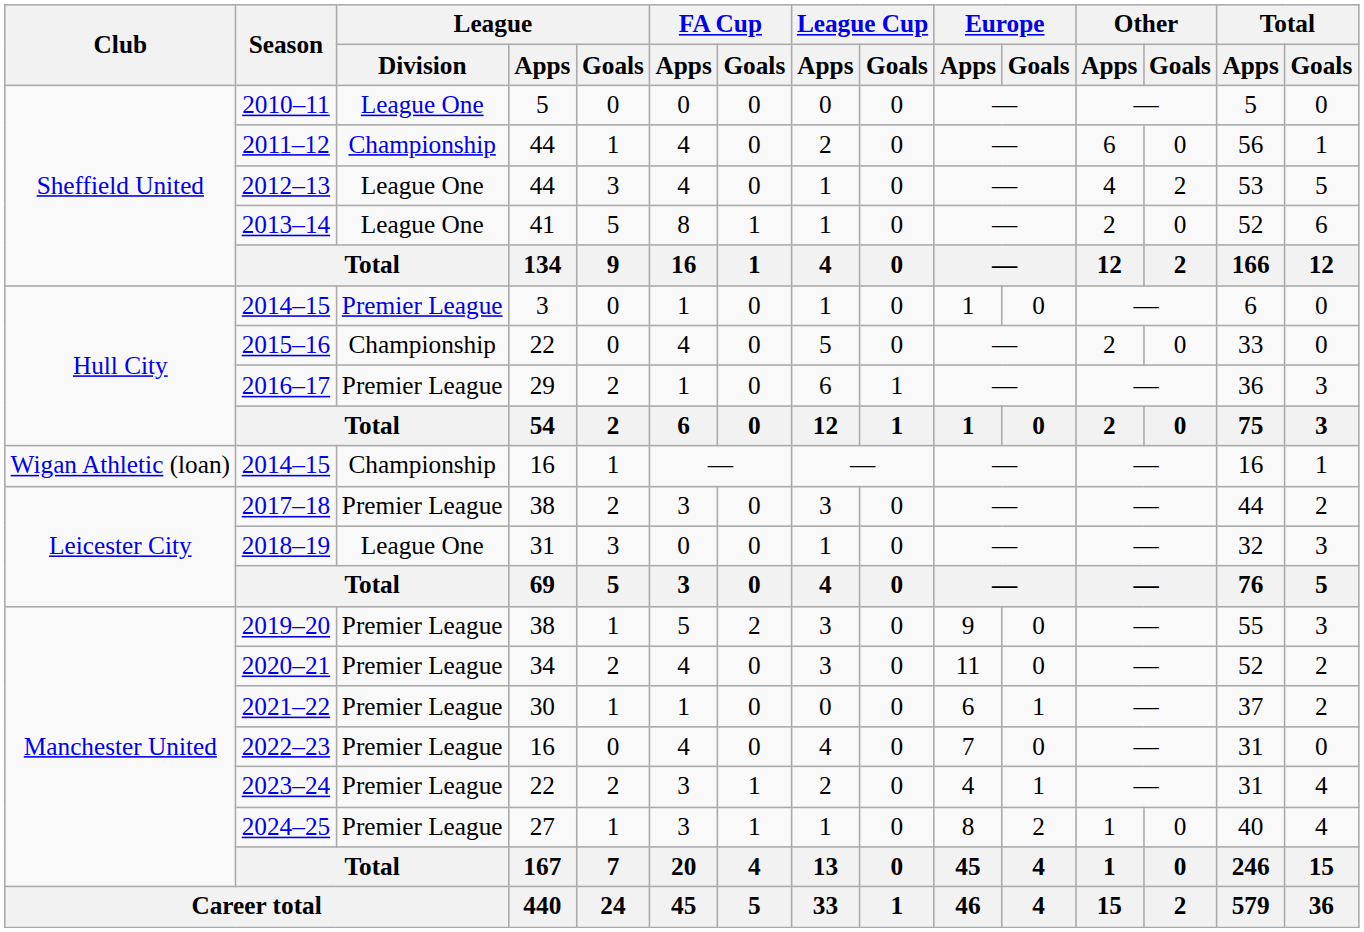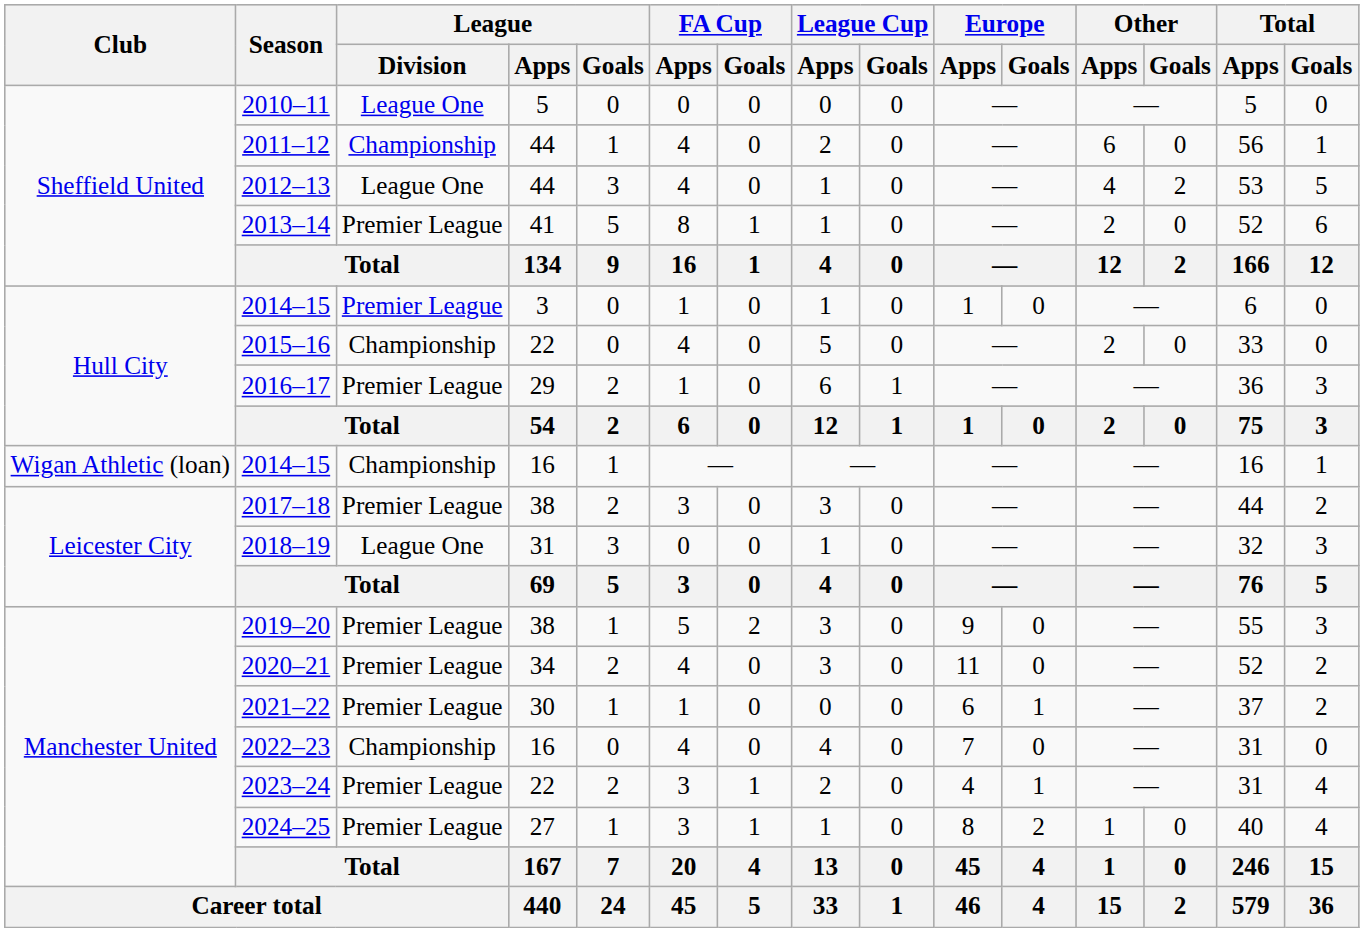(422, 225) League One -> (422, 225) Premier League
(422, 746) Premier League -> (422, 746) Championship
